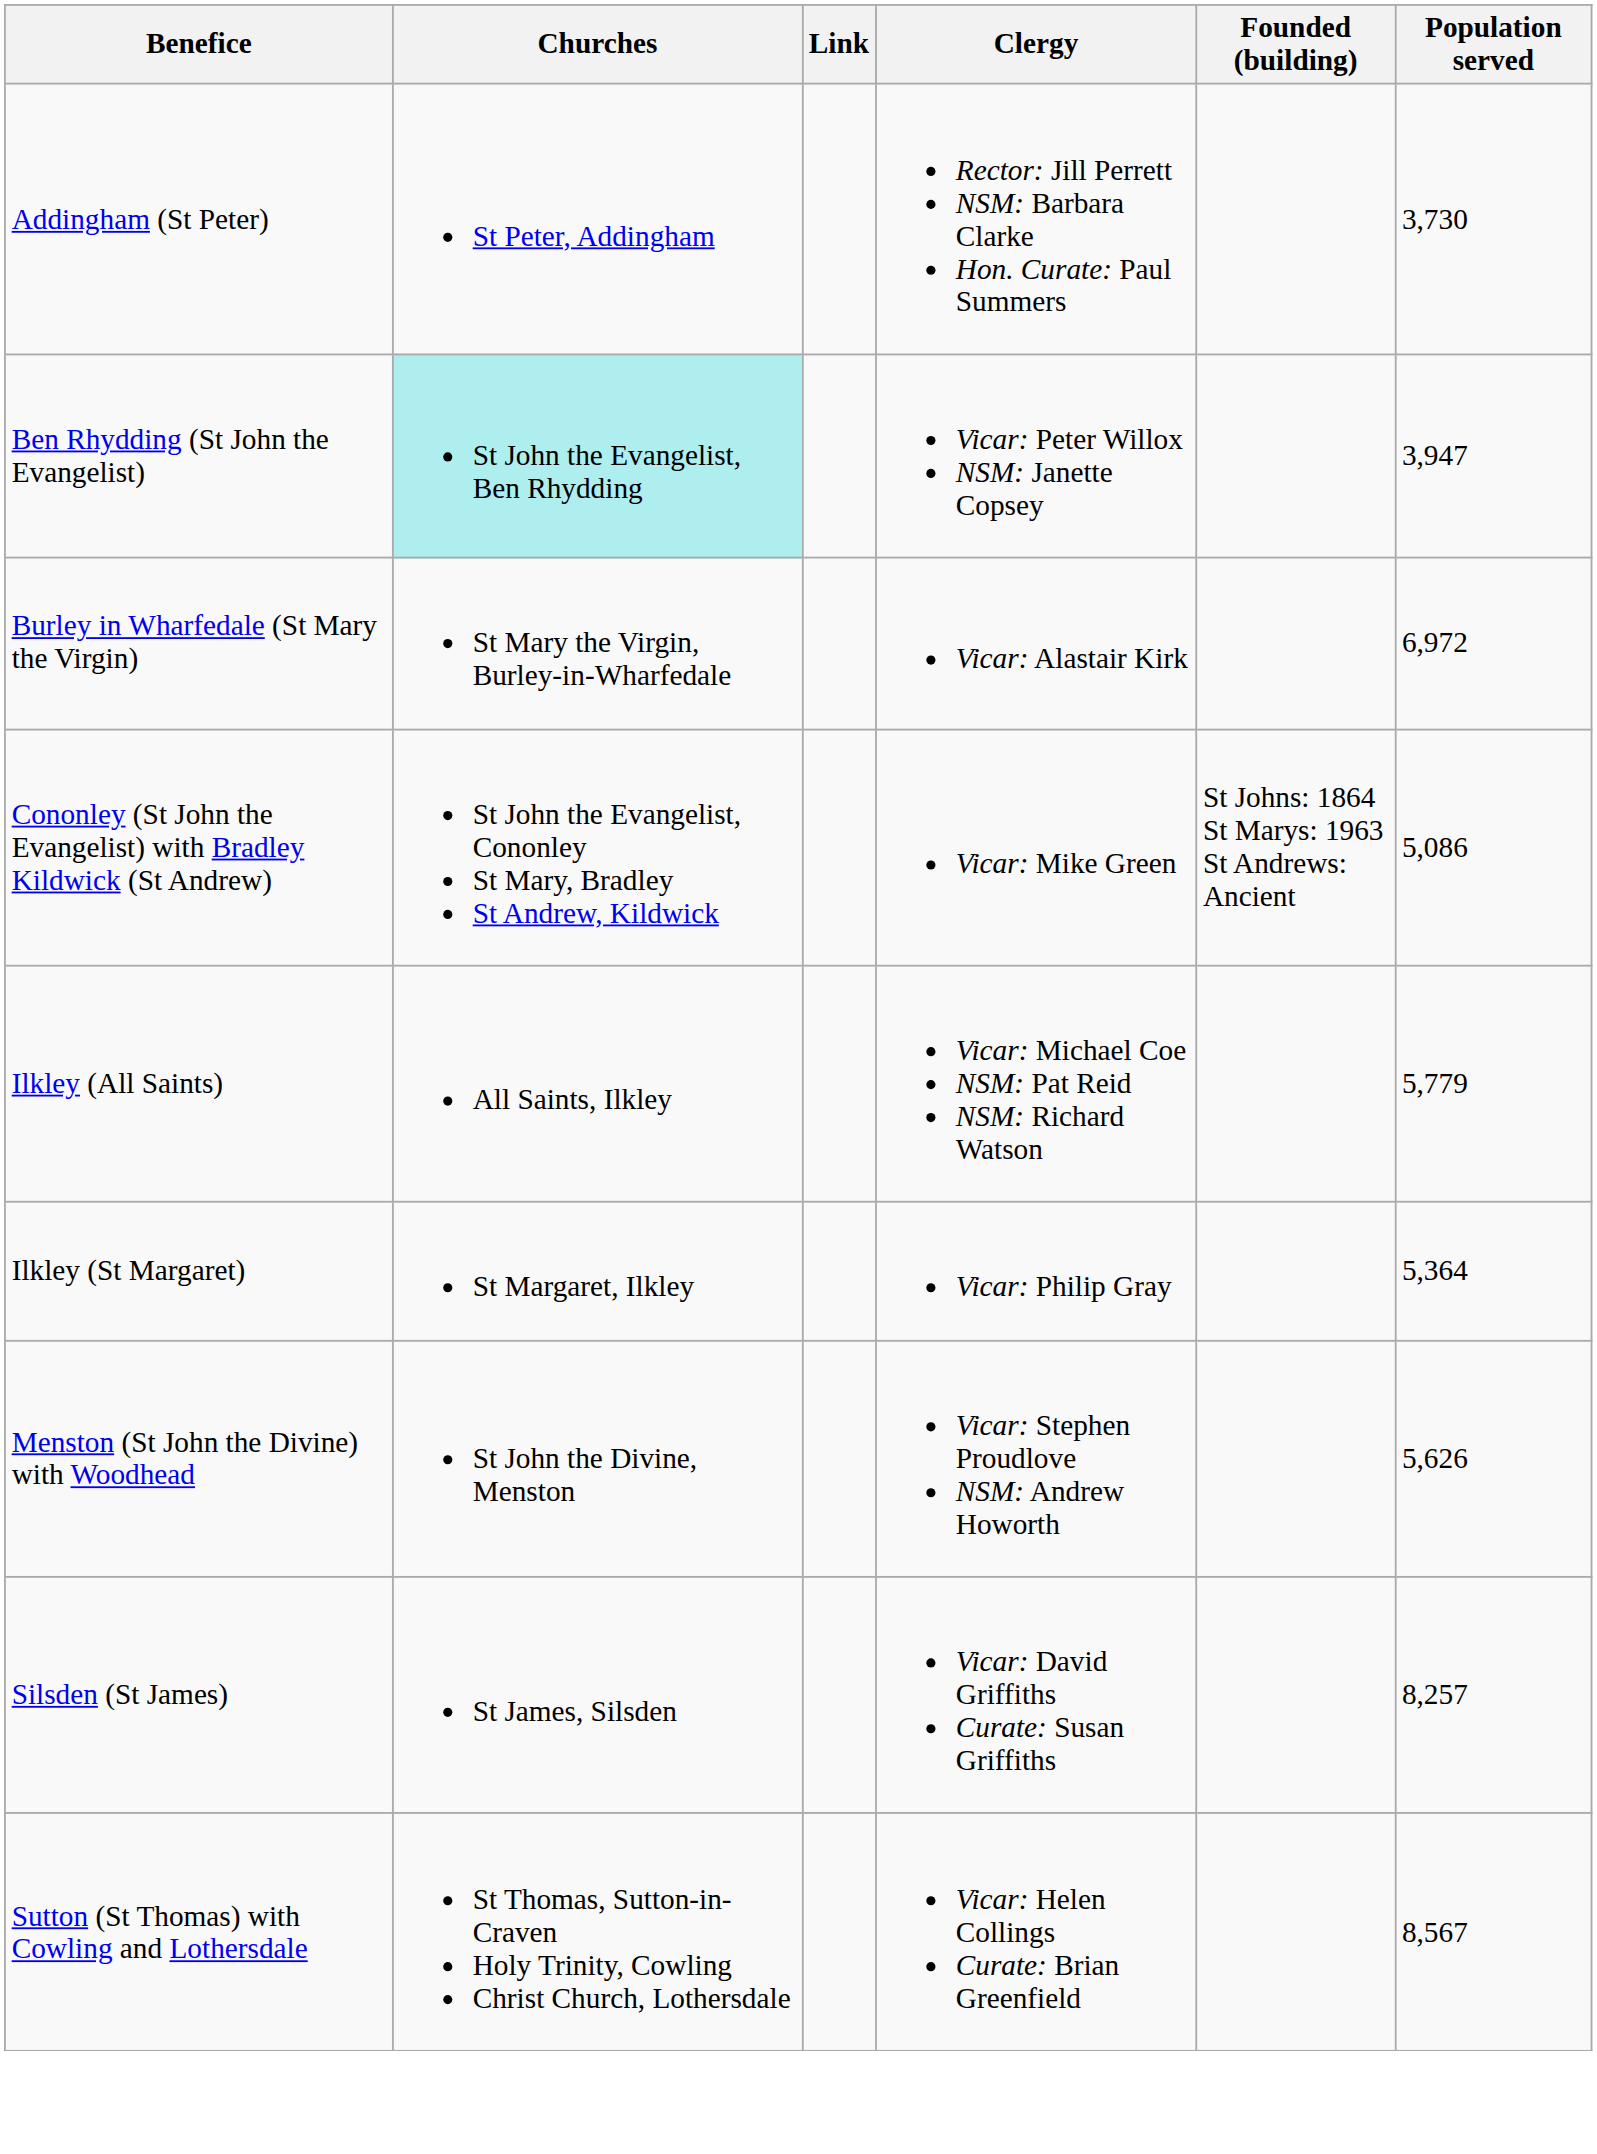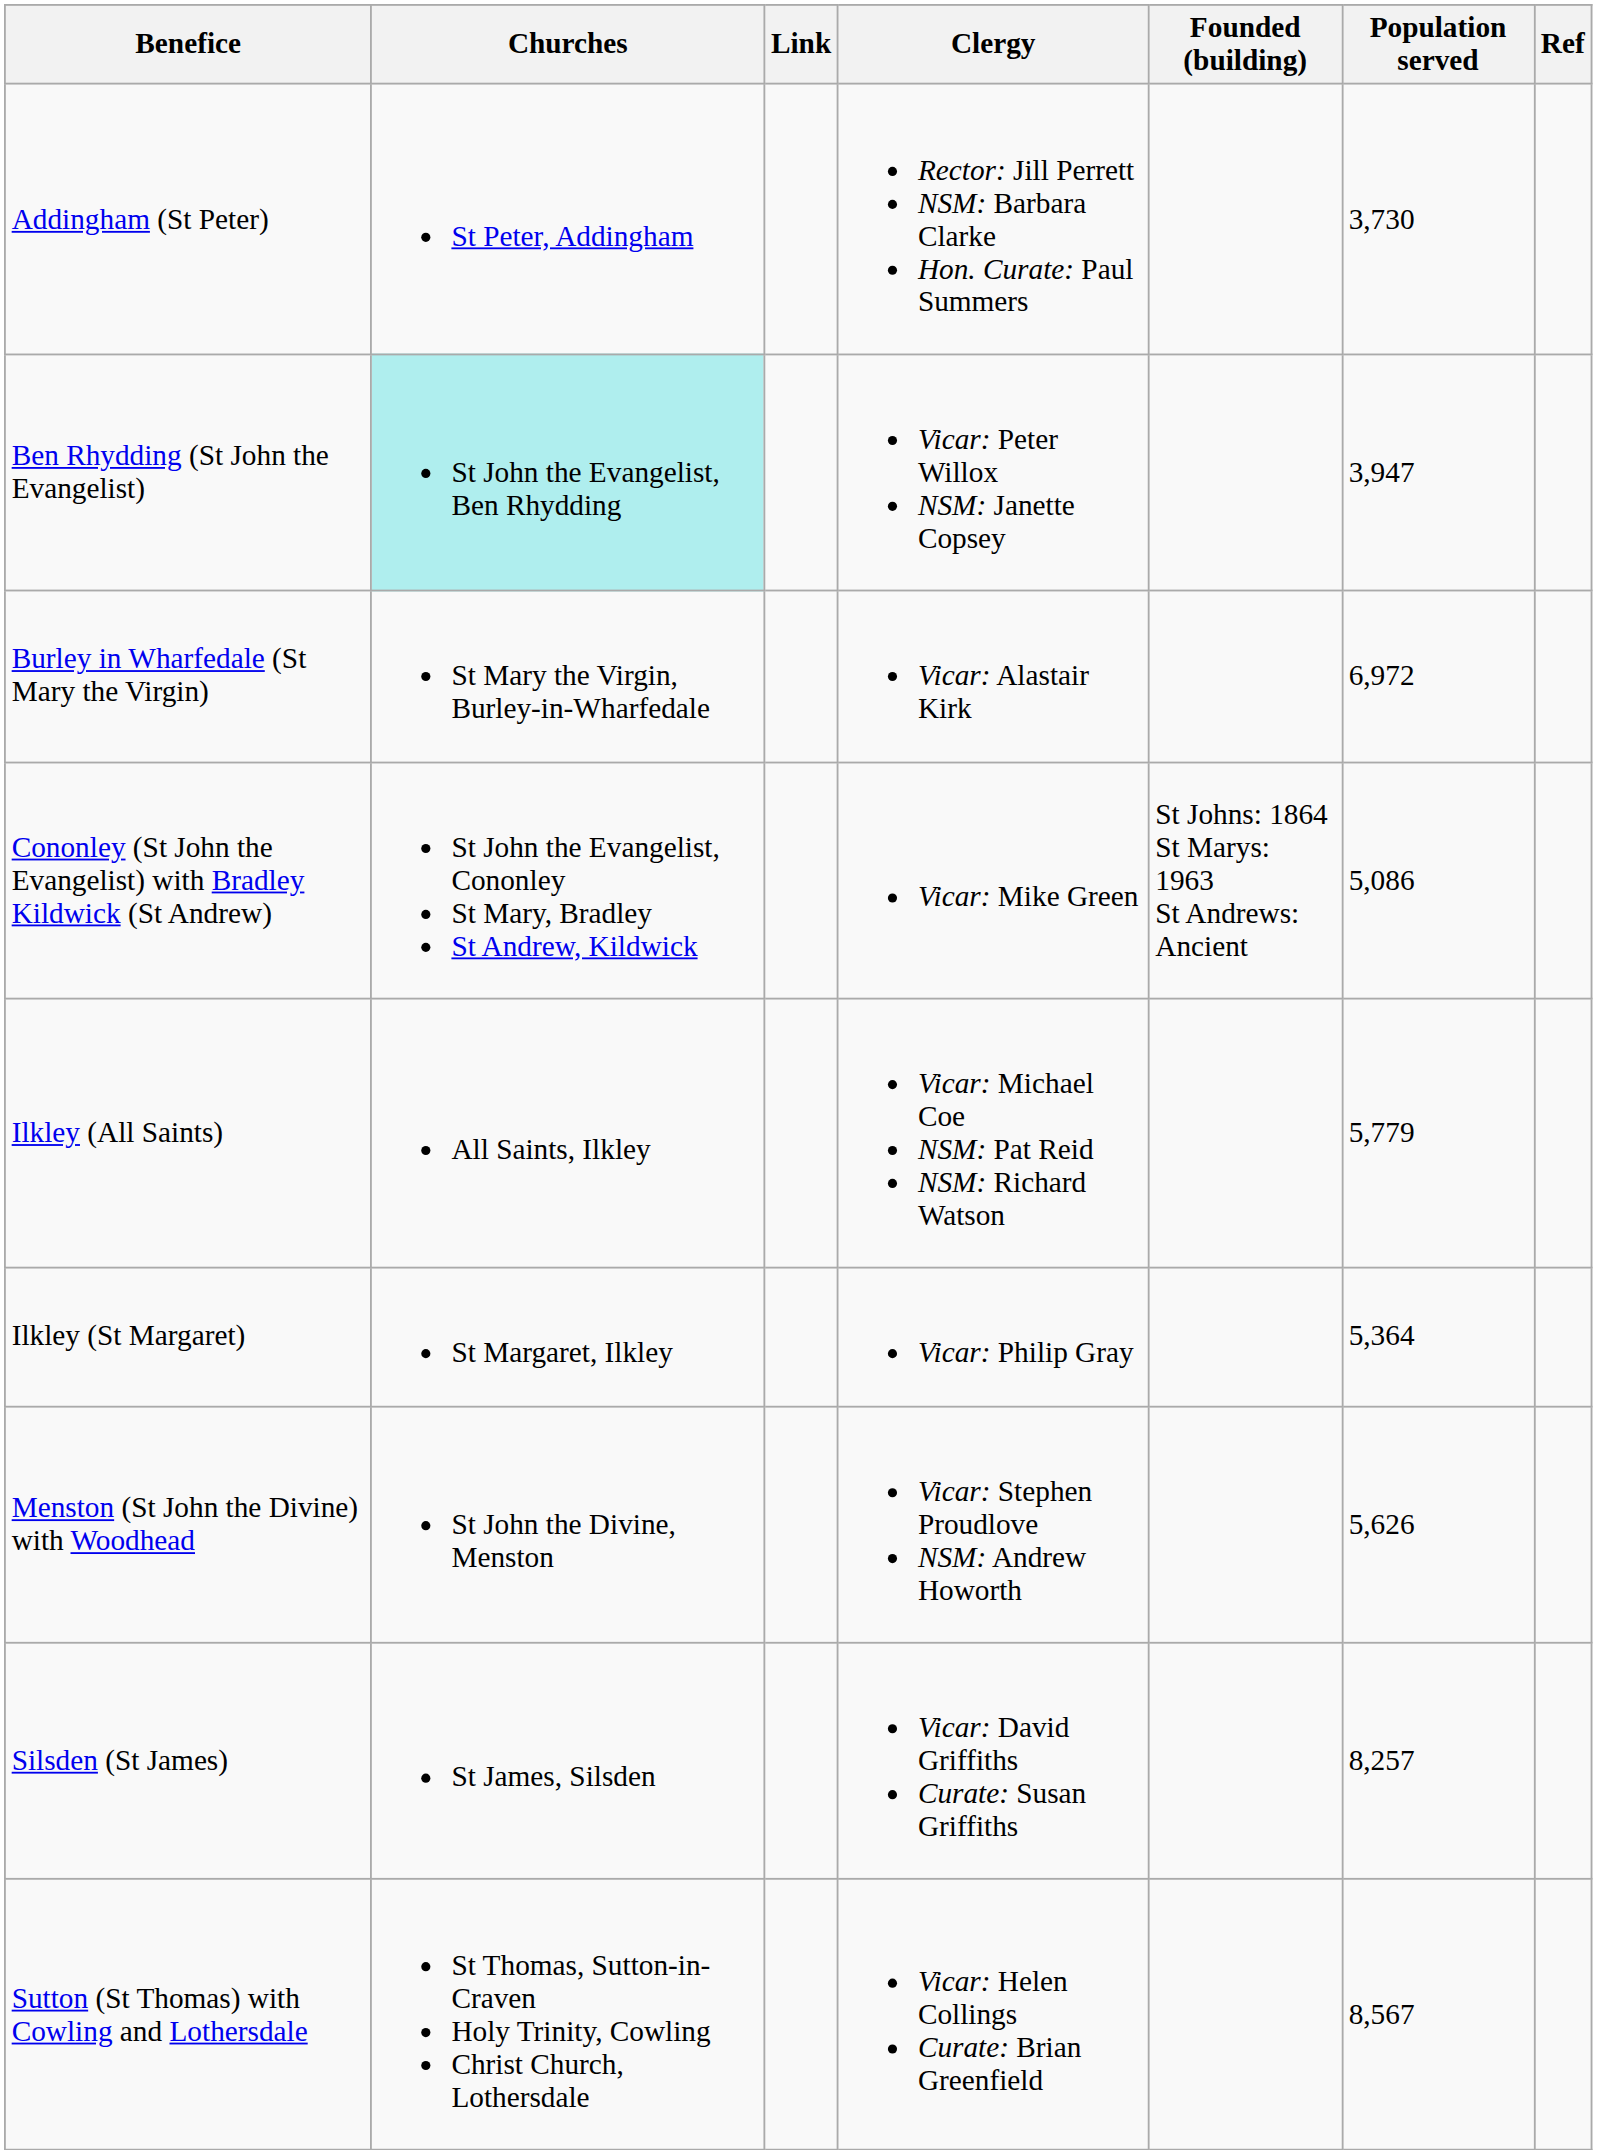+ column: (1563, 44)
